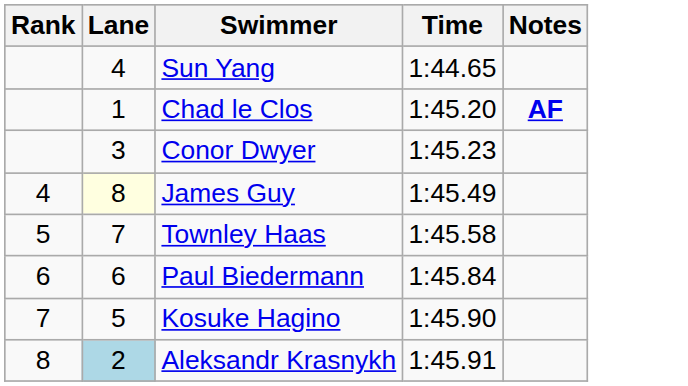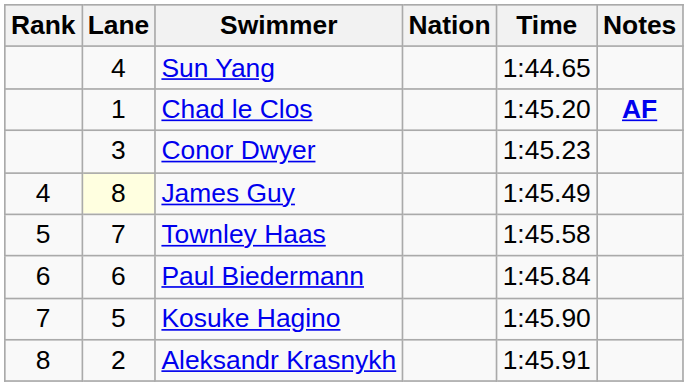+ column: (449, 25)
(118, 360) lightblue background -> (118, 360) no background
